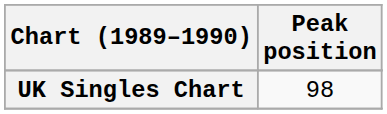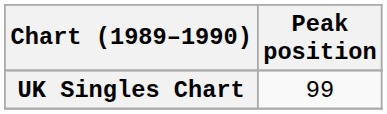(320, 90) 98 -> (320, 90) 99
